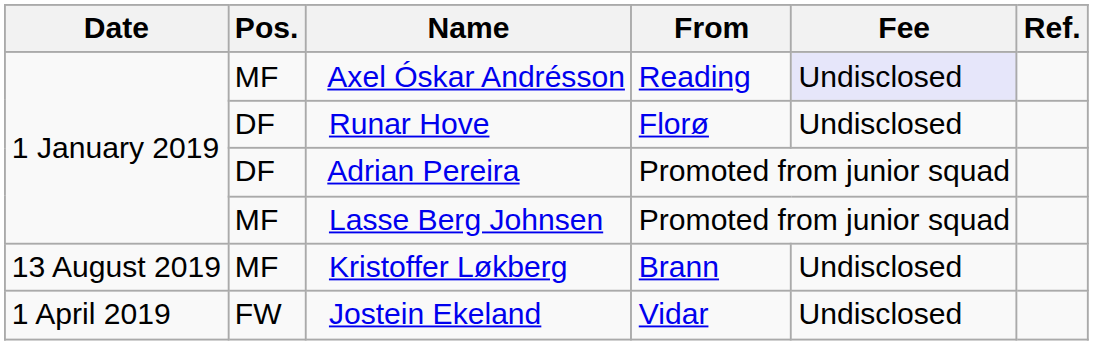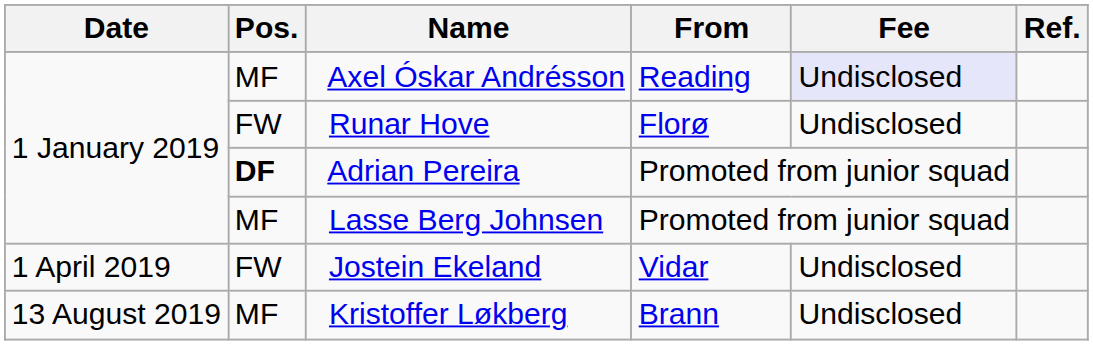(255, 123) DF -> (258, 123) FW
(255, 171) normal -> (255, 171) bold
rows swapped: (427, 314) <-> (440, 266)
